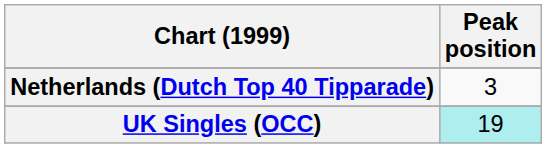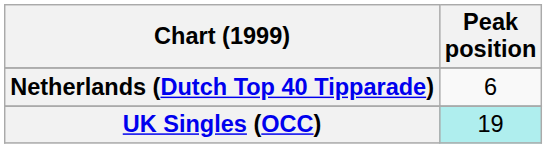(491, 86) 3 -> (491, 86) 6
